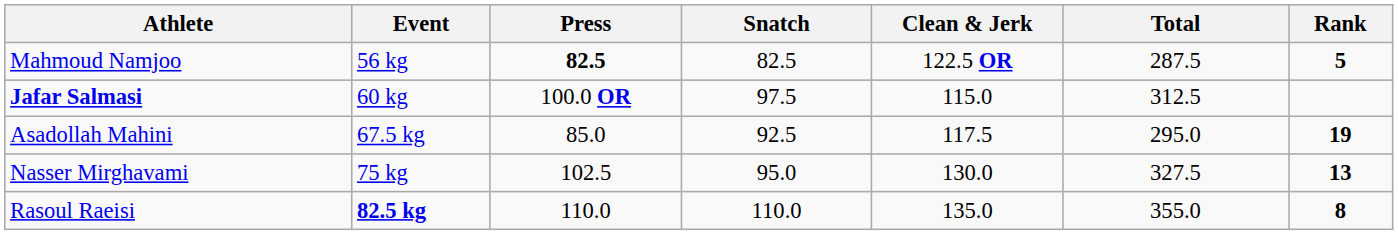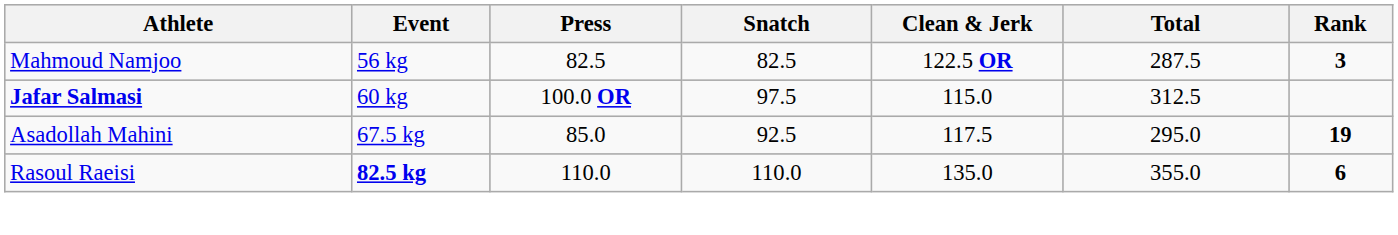(586, 60) bold -> (586, 60) normal
(1340, 60) 5 -> (1340, 60) 3
- row: (99, 172)
(1340, 209) 8 -> (1340, 172) 6
